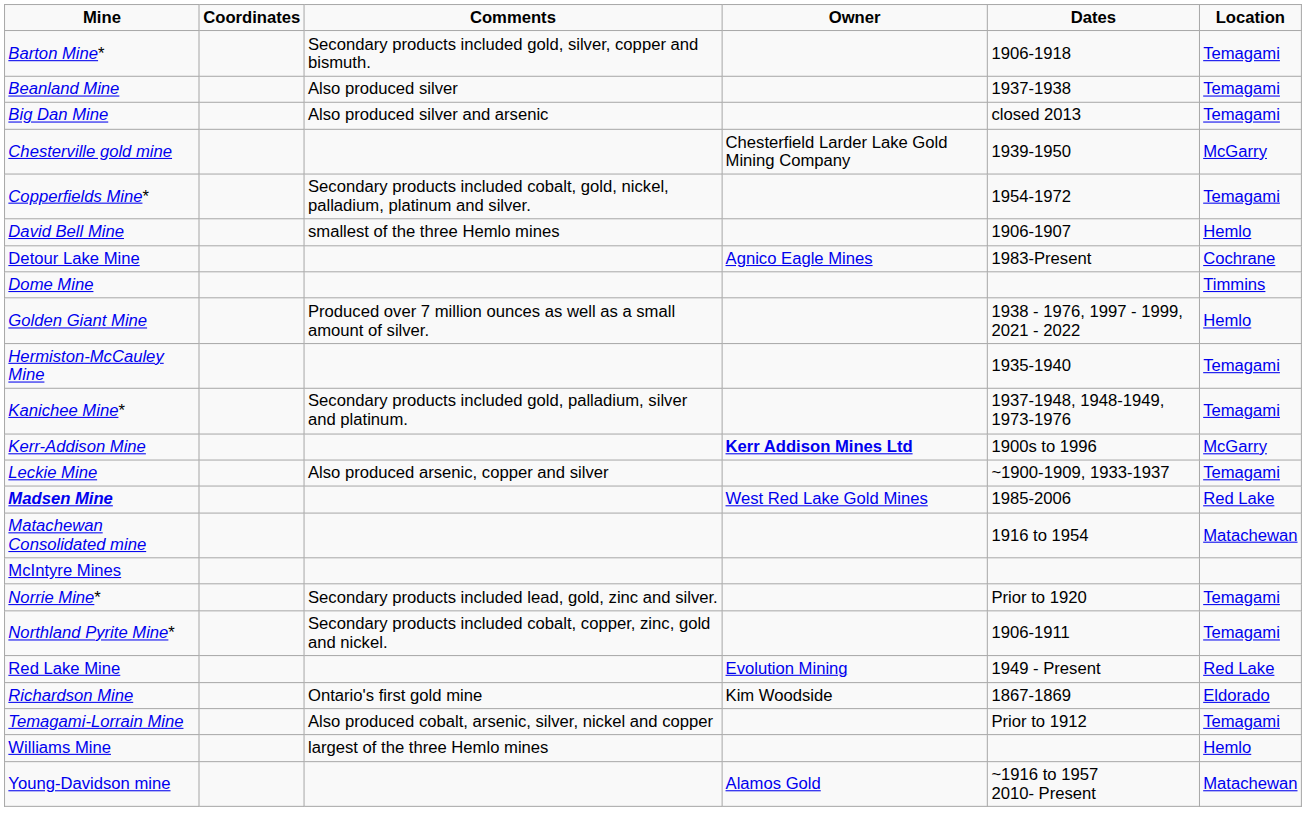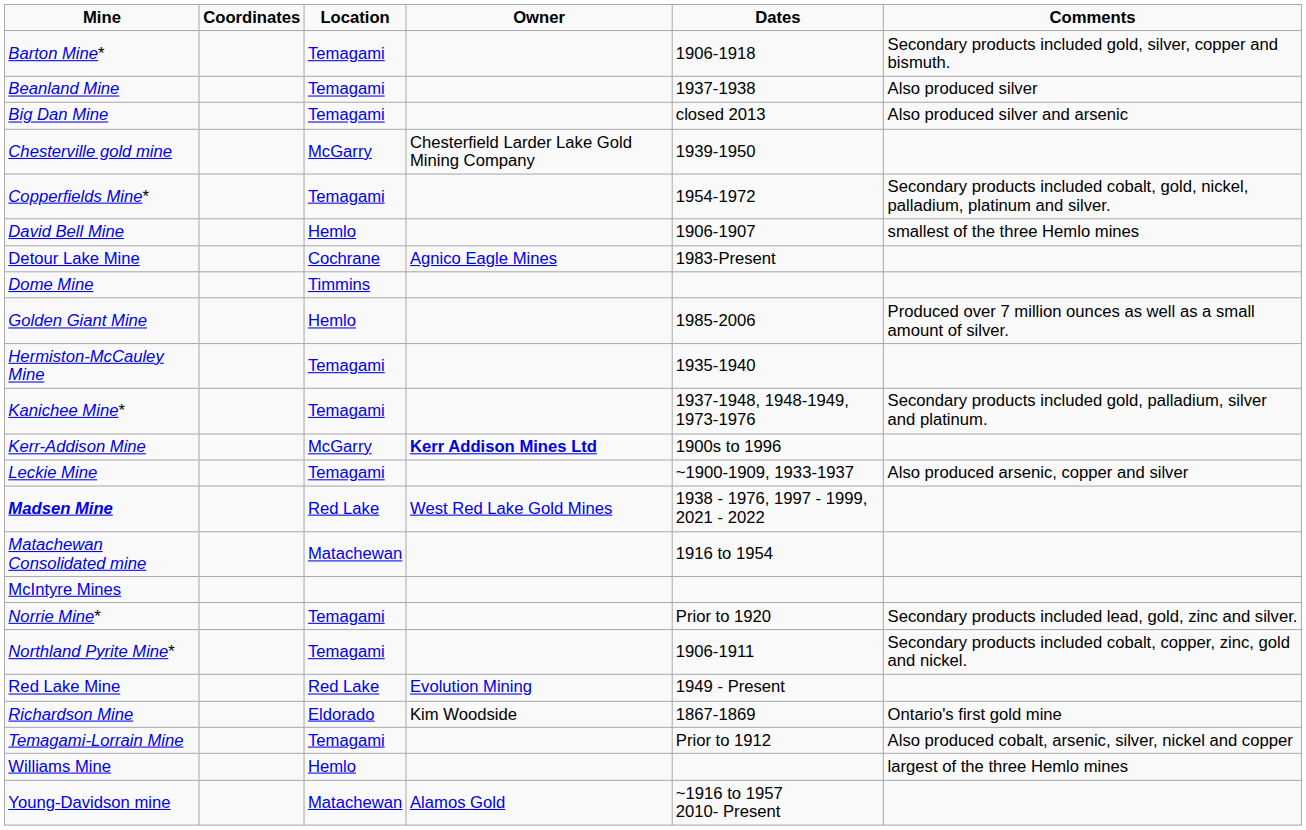columns swapped: (1250, 17) <-> (513, 17)
(1087, 320) 1938 - 1976, 1997 - 1999, 2021 - 2022 -> (716, 320) 1985-2006
(1031, 499) 1985-2006 -> (772, 508) 1938 - 1976, 1997 - 1999, 2021 - 2022
